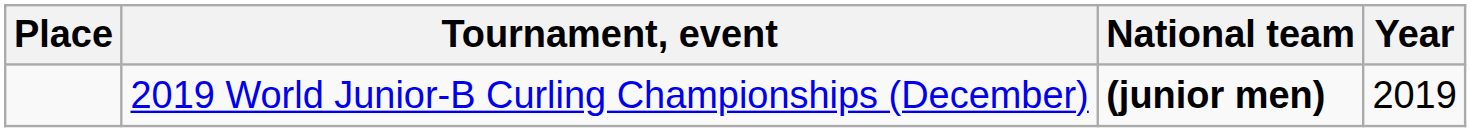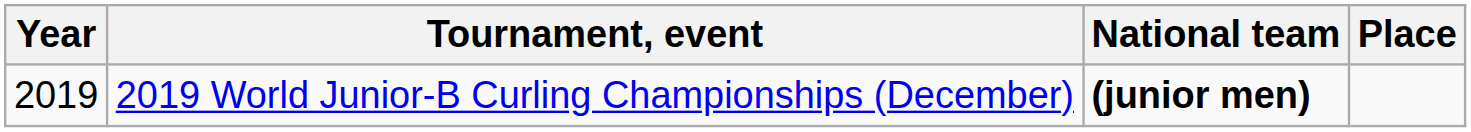columns swapped: (1415, 34) <-> (63, 34)
